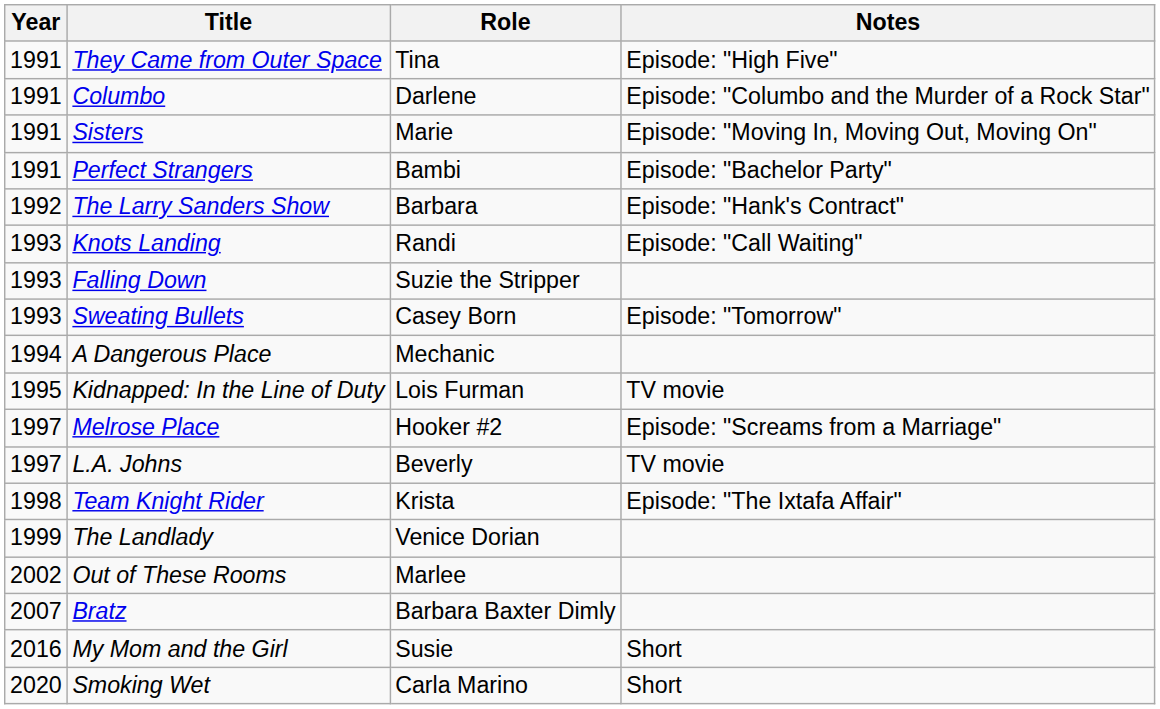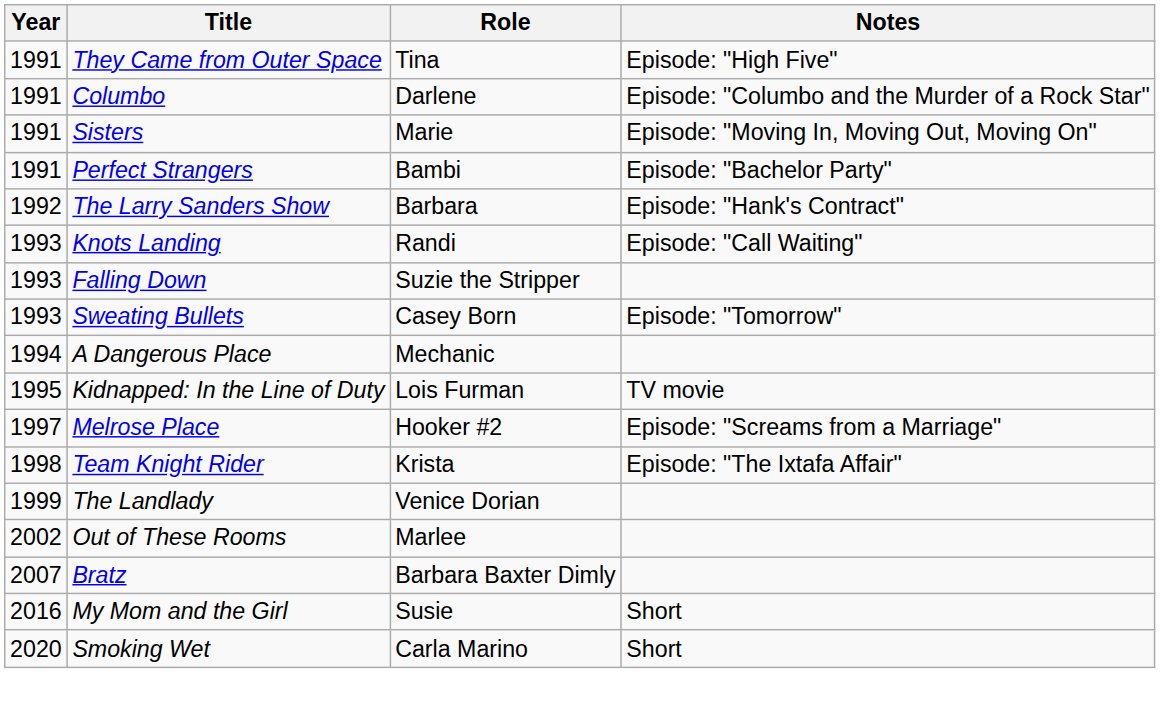- row: (127, 464)
